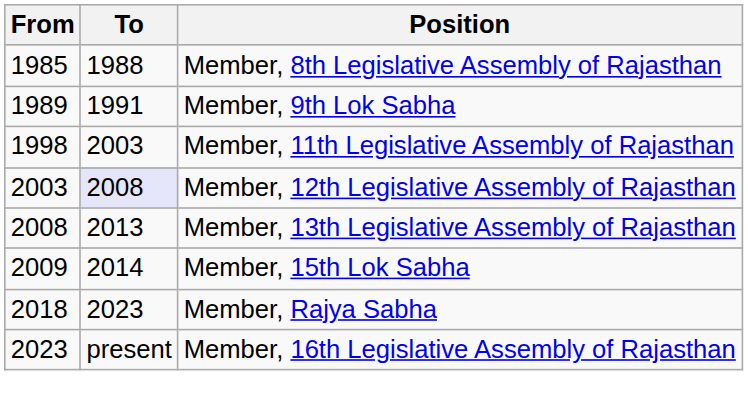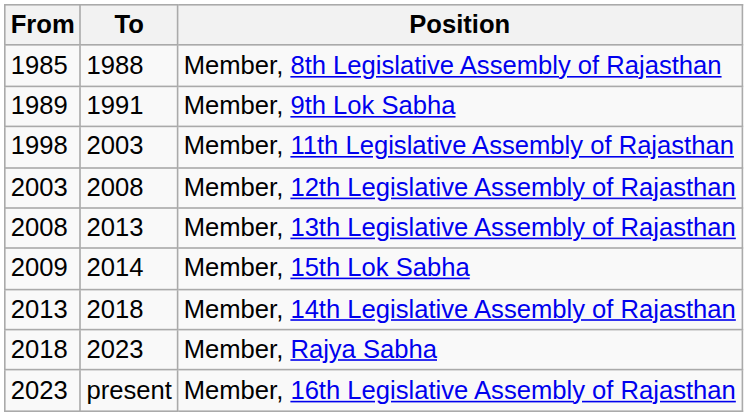(115, 187) lavender background -> (115, 187) no background
+ row: (460, 308)
